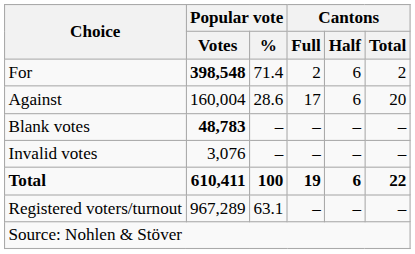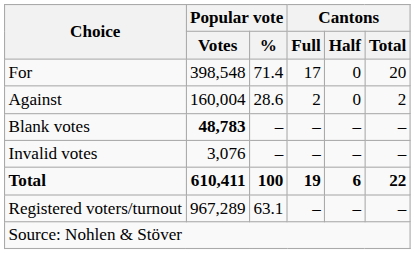(218, 72) bold -> (218, 72) normal
(317, 72) 2 -> (312, 72) 17
(357, 72) 6 -> (357, 72) 0
(402, 72) 2 -> (398, 72) 20
(312, 99) 17 -> (317, 99) 2
(357, 99) 6 -> (357, 99) 0
(398, 99) 20 -> (402, 99) 2
